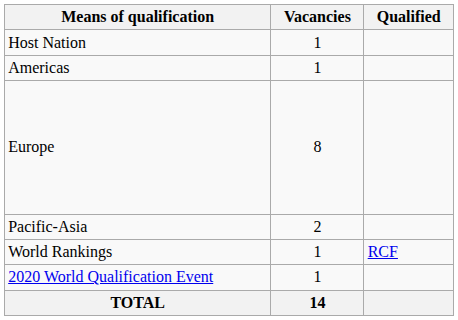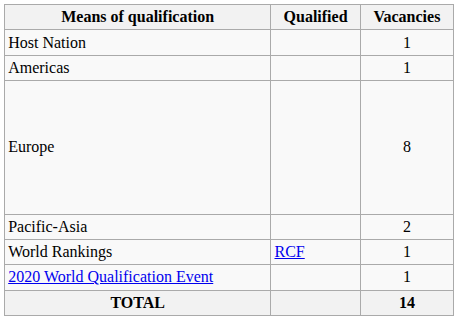columns swapped: (317, 17) <-> (409, 17)
